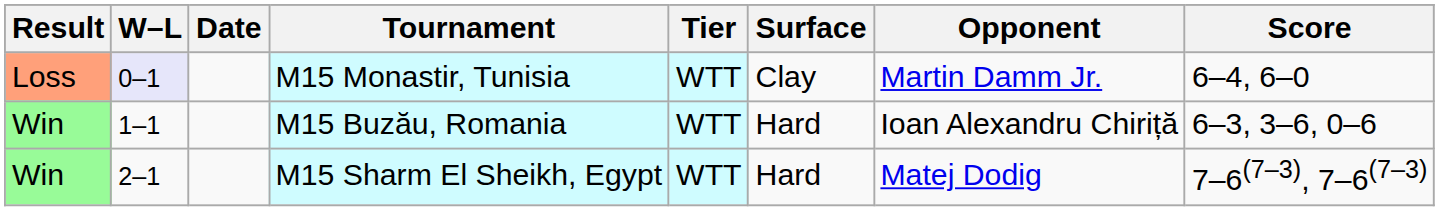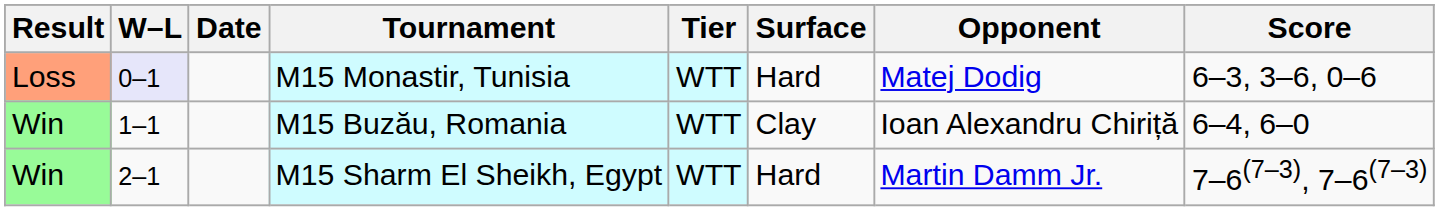(786, 76) Clay -> (788, 76) Hard
(991, 76) Martin Damm Jr. -> (961, 76) Matej Dodig
(1251, 76) 6–4, 6–0 -> (1284, 76) 6–3, 3–6, 0–6
(788, 124) Hard -> (786, 124) Clay
(1284, 124) 6–3, 3–6, 0–6 -> (1251, 124) 6–4, 6–0
(961, 176) Matej Dodig -> (991, 176) Martin Damm Jr.
